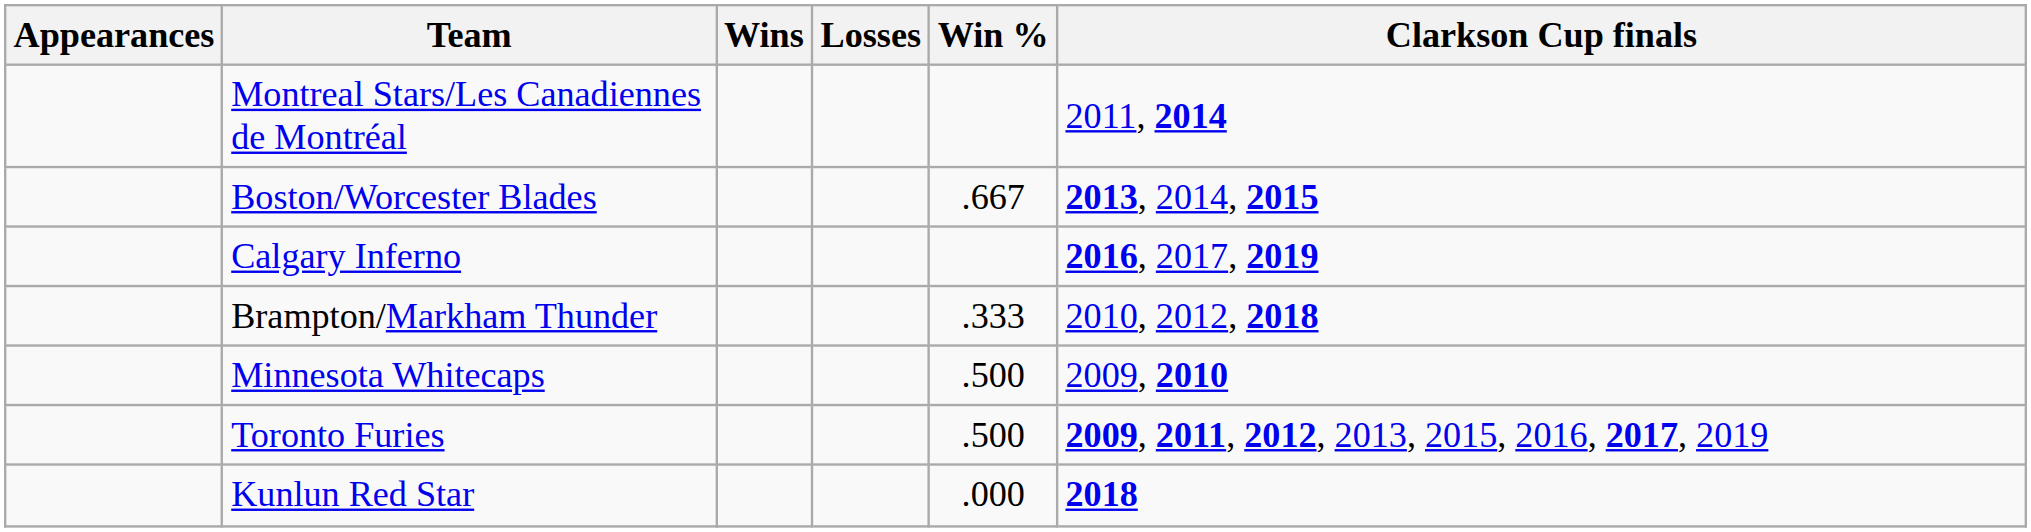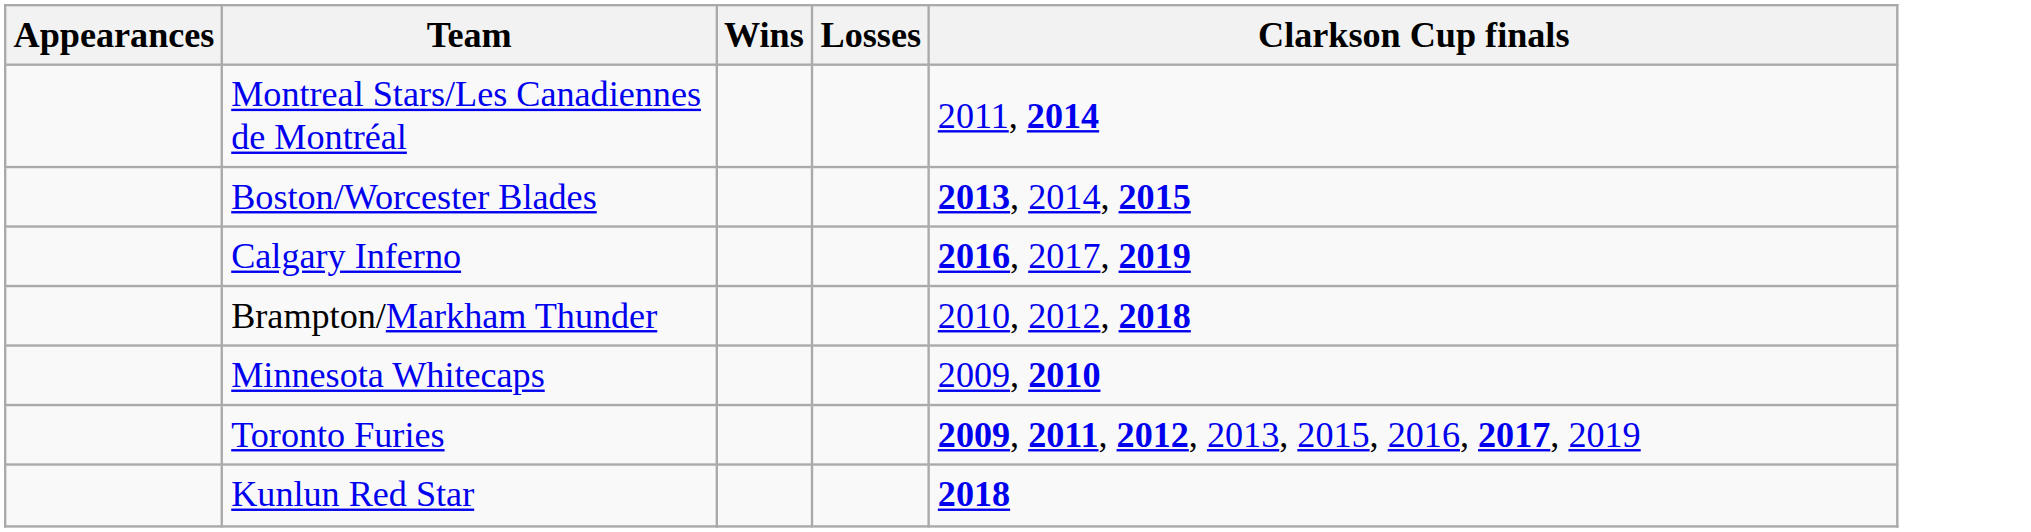- column: (993, 34)
